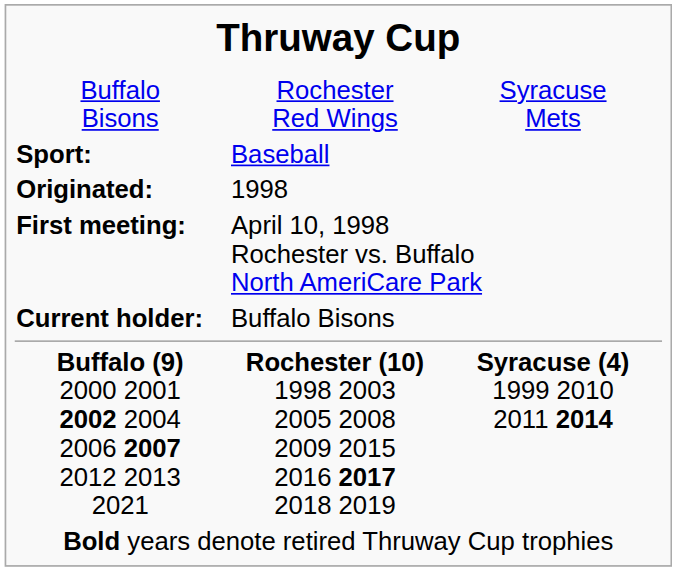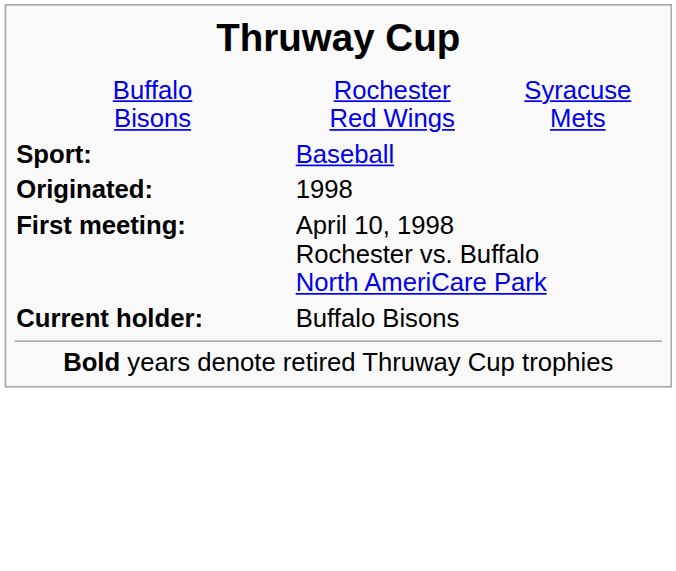- row: (120, 433)
